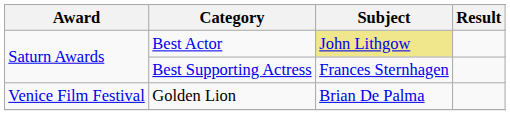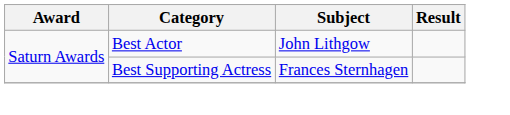(365, 43) khaki background -> (324, 43) no background
- row: (194, 95)
